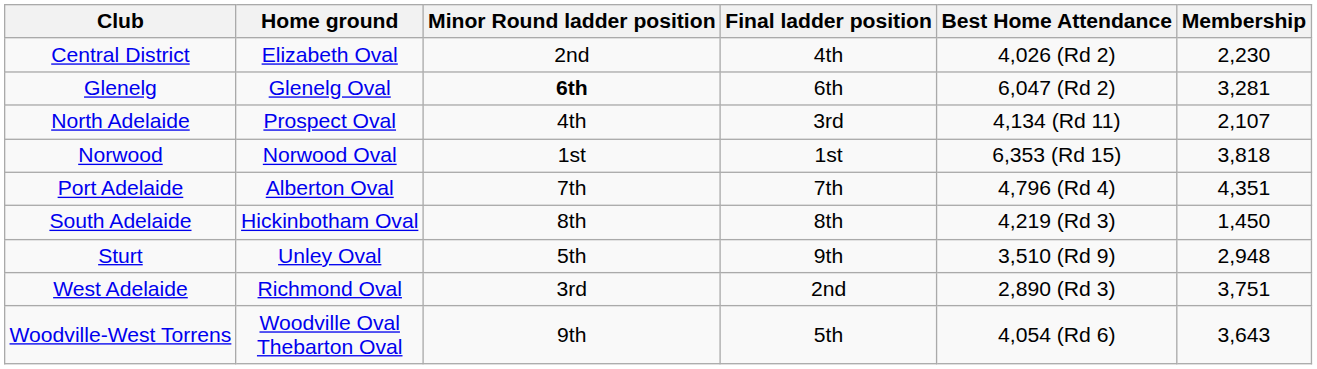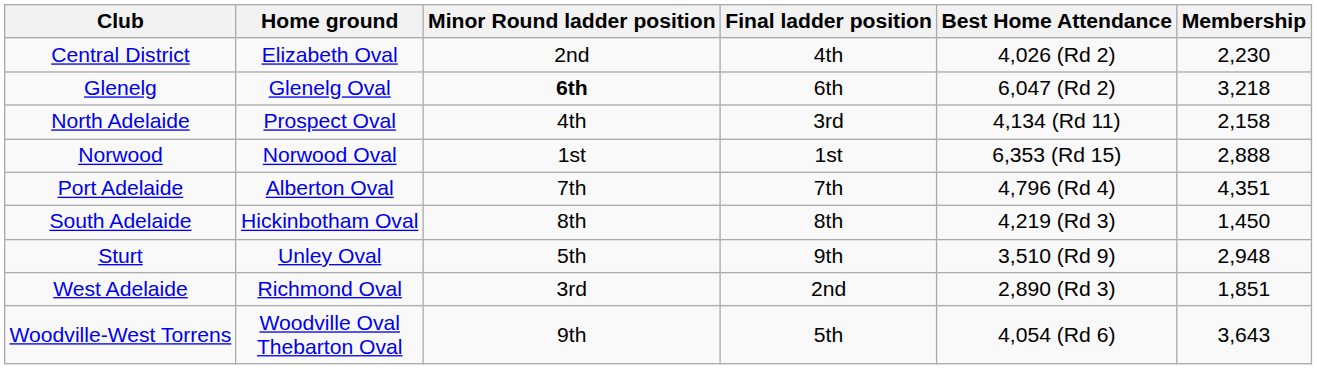(1244, 88) 3,281 -> (1244, 88) 3,218
(1244, 121) 2,107 -> (1244, 121) 2,158
(1244, 155) 3,818 -> (1244, 155) 2,888
(1244, 289) 3,751 -> (1244, 289) 1,851
